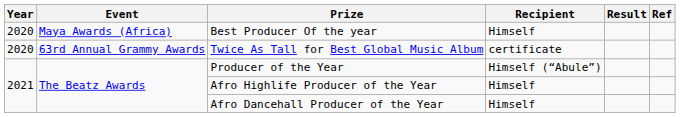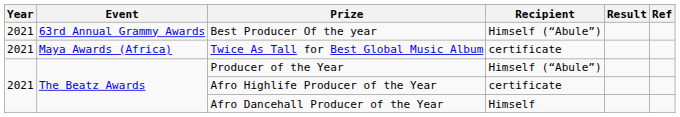(20, 31) 2020 -> (20, 31) 2021
(105, 31) Maya Awards (Africa) -> (122, 31) 63rd Annual Grammy Awards
(512, 31) Himself -> (545, 31) Himself (“Abule”)
(20, 49) 2020 -> (20, 49) 2021
(122, 49) 63rd Annual Grammy Awards -> (105, 49) Maya Awards (Africa)
(512, 85) Himself -> (525, 85) certificate
